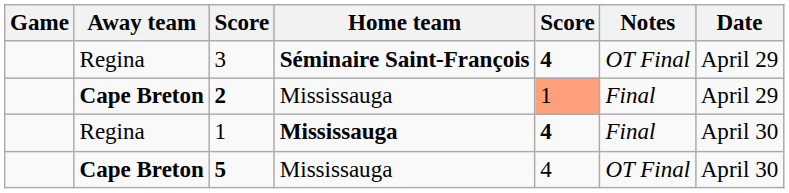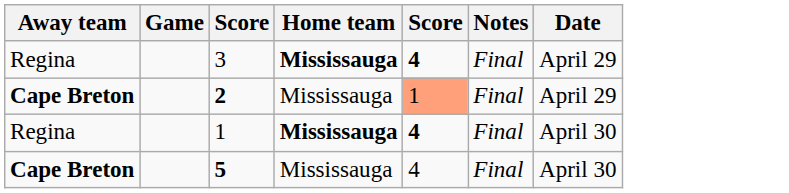columns swapped: (39, 22) <-> (142, 22)
(405, 59) Séminaire Saint-François -> (339, 59) Mississauga
(648, 59) OT Final -> (498, 59) Final
(648, 168) OT Final -> (498, 168) Final
